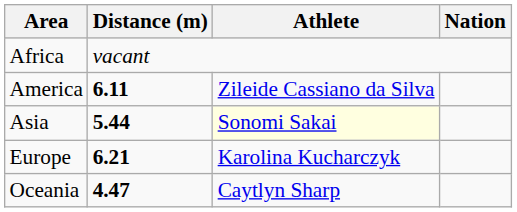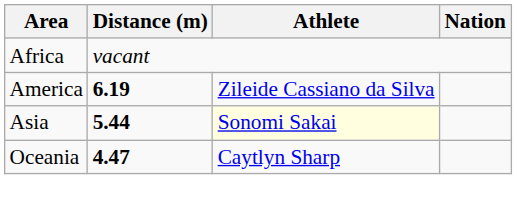(111, 88) 6.11 -> (111, 88) 6.19
- row: (40, 156)
